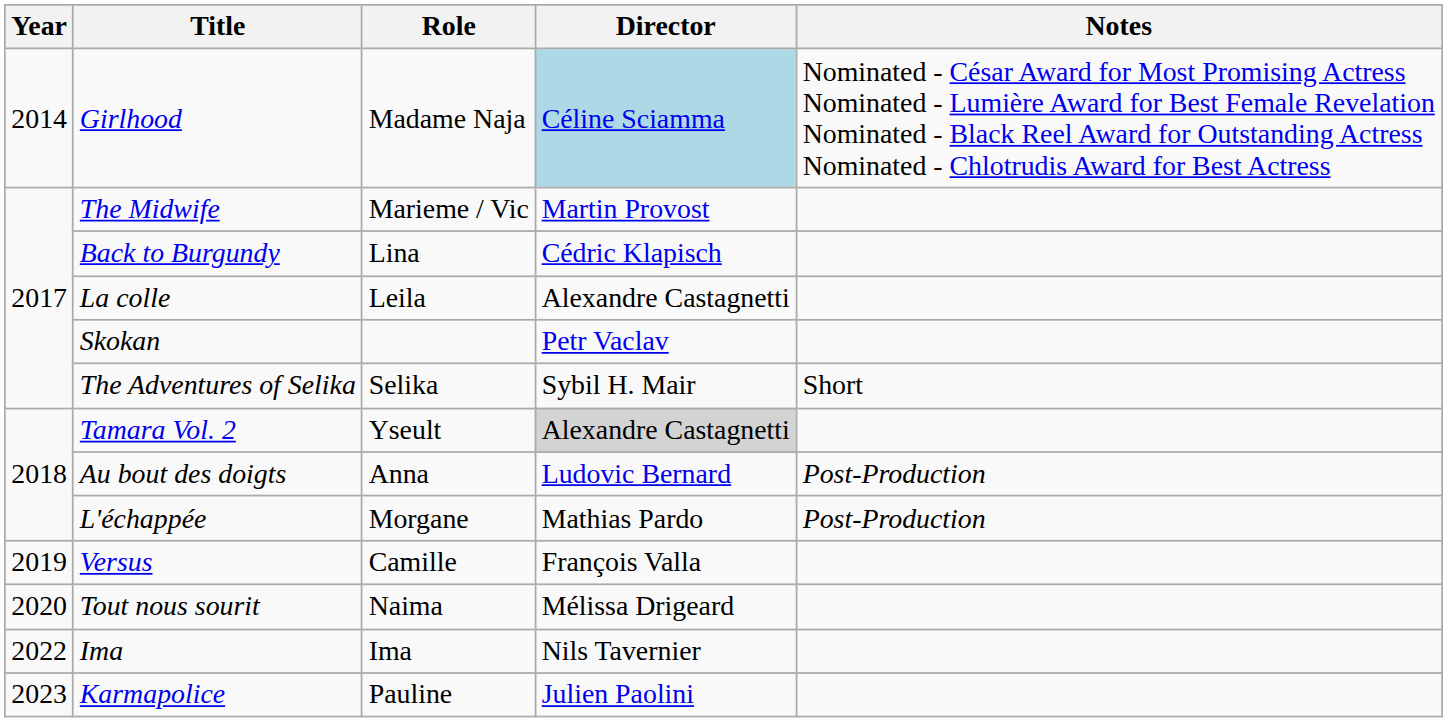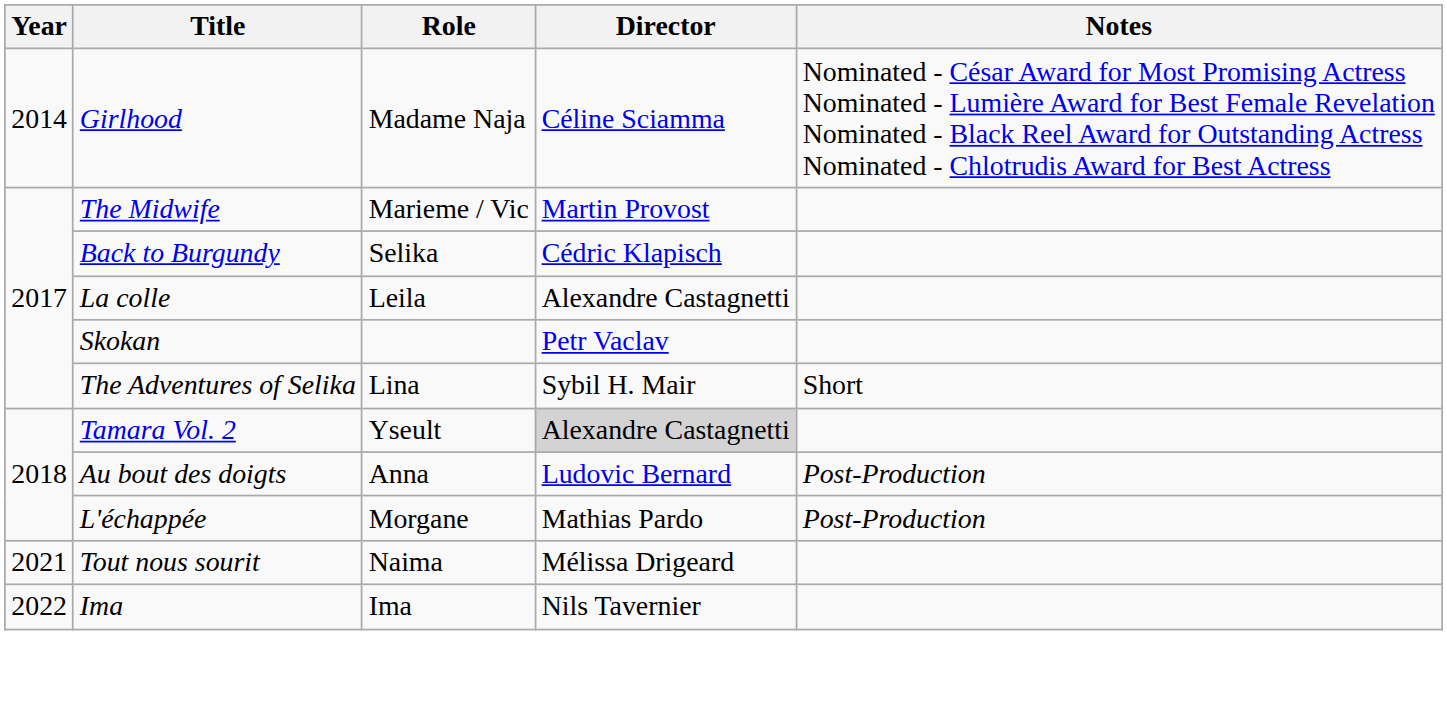(633, 117) lightblue background -> (633, 117) no background
(394, 252) Lina -> (403, 252) Selika
(403, 385) Selika -> (394, 385) Lina
- row: (116, 562)
(39, 606) 2020 -> (39, 562) 2021
- row: (152, 694)
